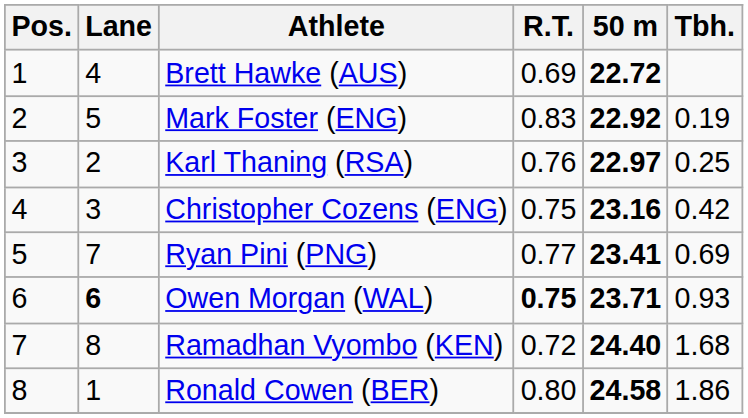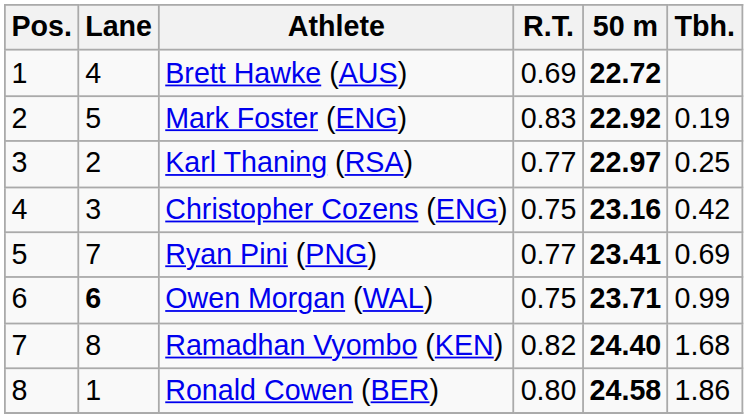(549, 163) 0.76 -> (549, 163) 0.77
(549, 299) bold -> (549, 299) normal
(702, 299) 0.93 -> (702, 299) 0.99
(549, 345) 0.72 -> (549, 345) 0.82
